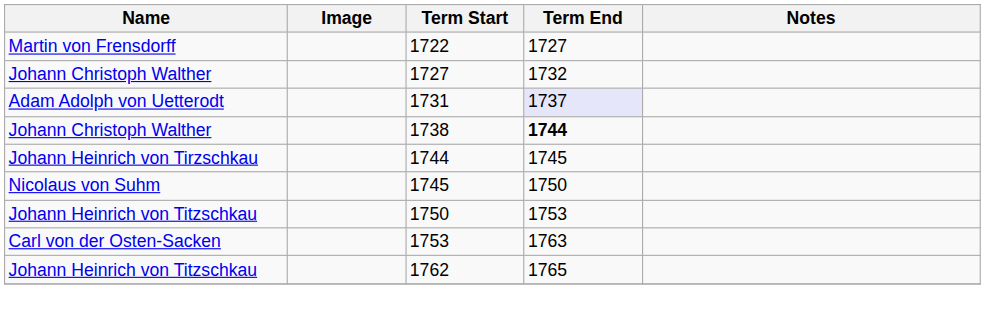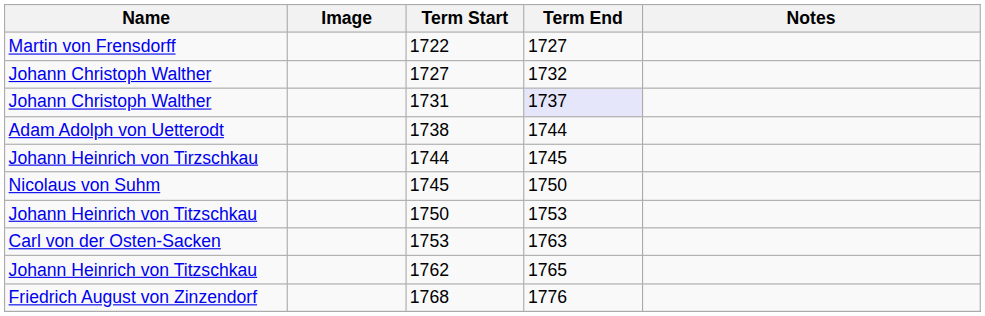(116, 102) Adam Adolph von Uetterodt -> (110, 102) Johann Christoph Walther
(110, 130) Johann Christoph Walther -> (116, 130) Adam Adolph von Uetterodt
(548, 130) bold -> (548, 130) normal
+ row: (429, 297)
